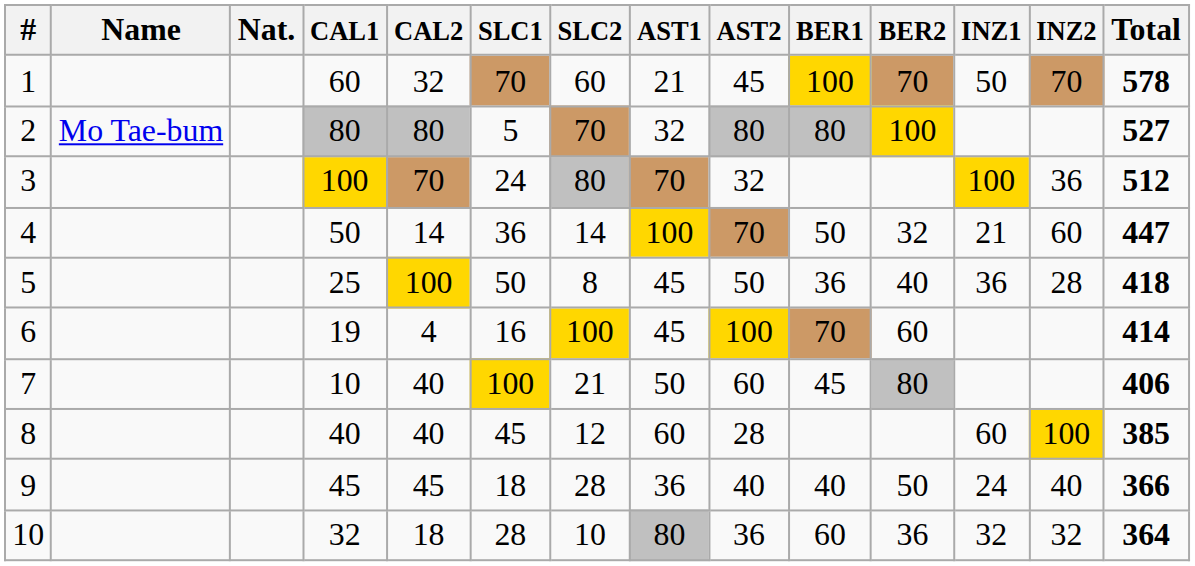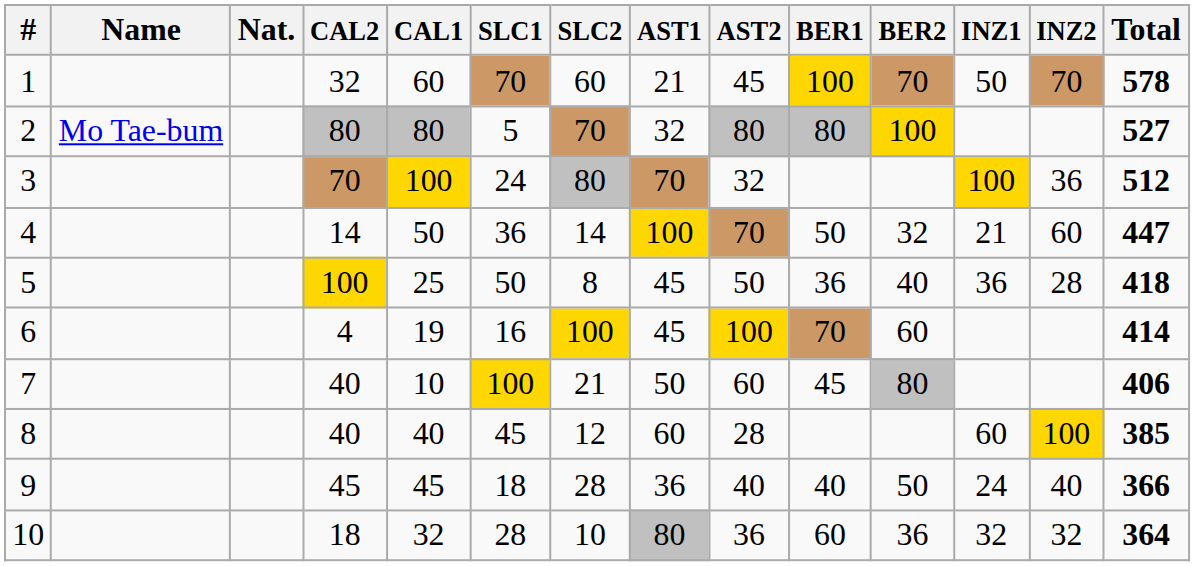columns swapped: (345, 31) <-> (429, 31)
